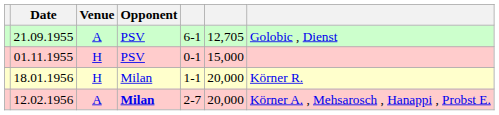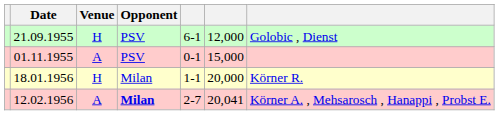(97, 36) A -> (97, 36) H
(226, 36) 12,705 -> (226, 36) 12,000
(97, 57) H -> (97, 57) A
(226, 99) 20,000 -> (226, 99) 20,041
